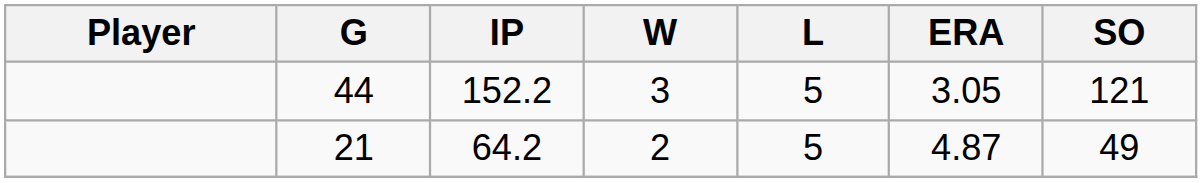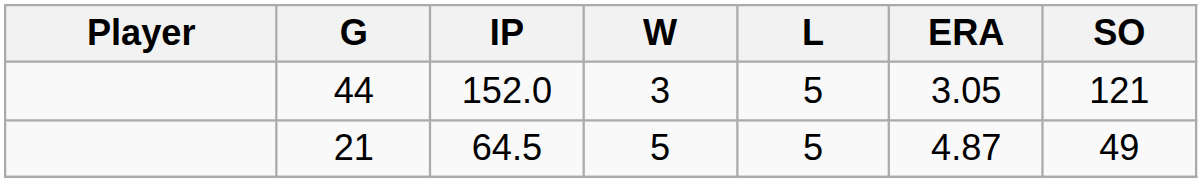(507, 90) 152.2 -> (507, 90) 152.0
(507, 147) 64.2 -> (507, 147) 64.5
(660, 147) 2 -> (660, 147) 5
